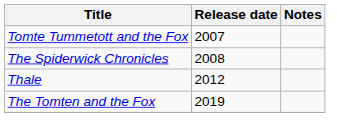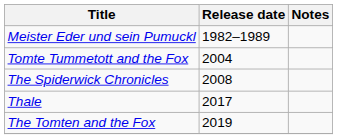+ row: (102, 36)
(210, 36) 2007 -> (217, 58) 2004
(210, 79) 2012 -> (217, 101) 2017
